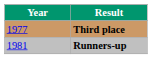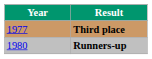(17, 45) 1981 -> (17, 45) 1980
